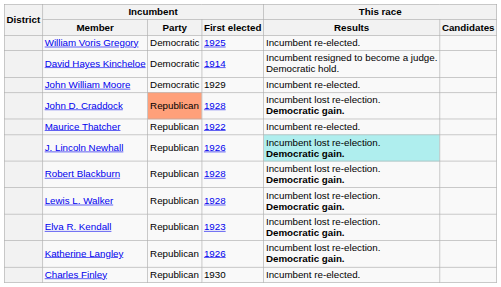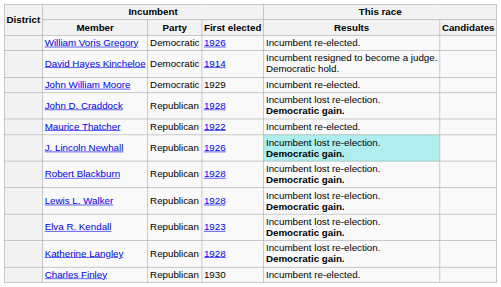(215, 43) 1925 -> (215, 43) 1926
(175, 106) lightsalmon background -> (175, 106) no background
(215, 253) 1926 -> (215, 253) 1928
